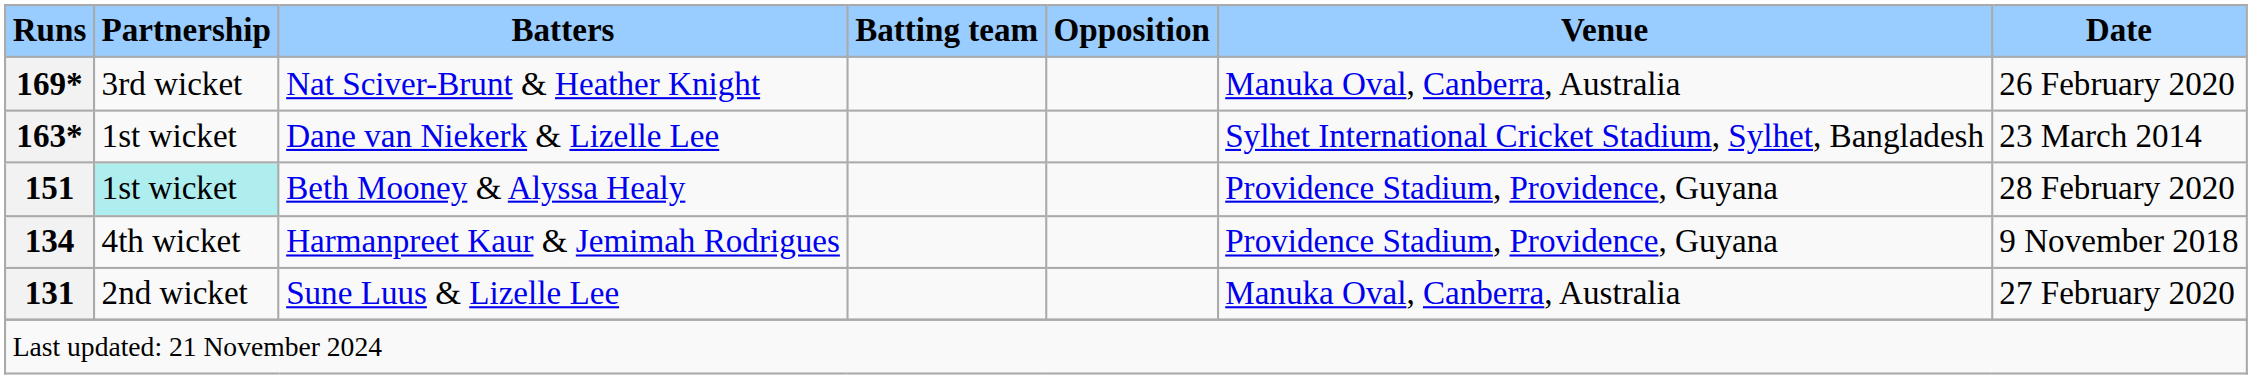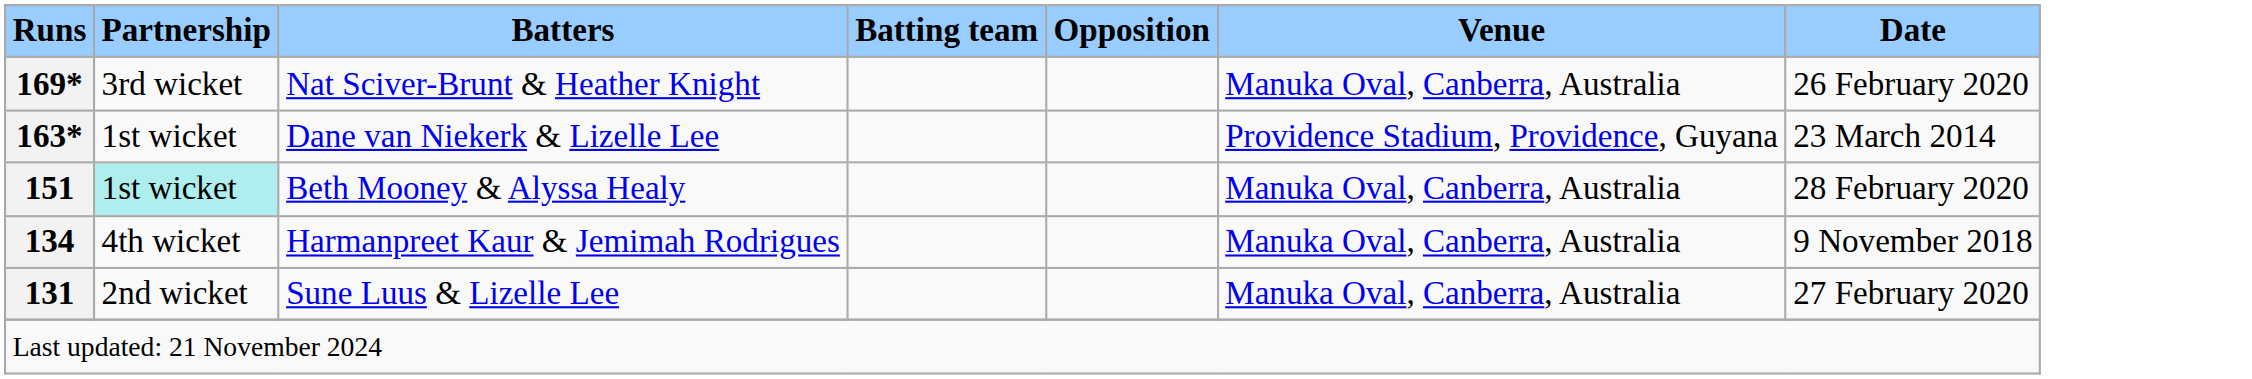(1605, 135) Sylhet International Cricket Stadium, Sylhet, Bangladesh -> (1502, 135) Providence Stadium, Providence, Guyana
(1502, 188) Providence Stadium, Providence, Guyana -> (1453, 188) Manuka Oval, Canberra, Australia
(1502, 240) Providence Stadium, Providence, Guyana -> (1453, 240) Manuka Oval, Canberra, Australia
